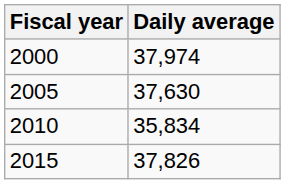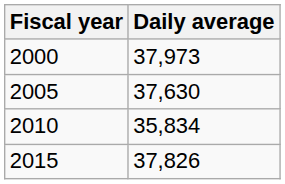(167, 56) 37,974 -> (167, 56) 37,973
